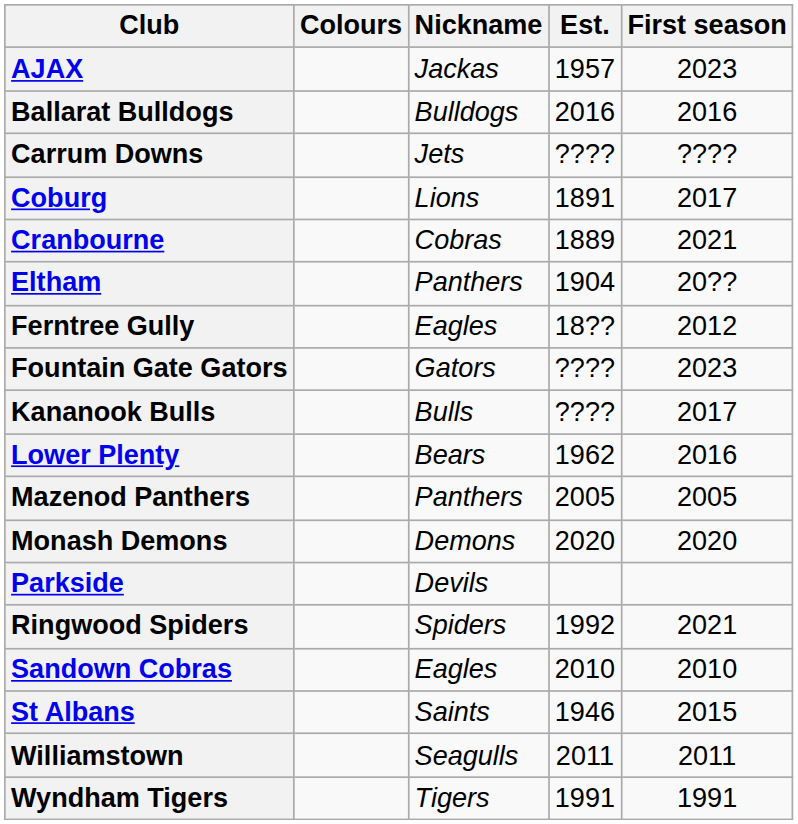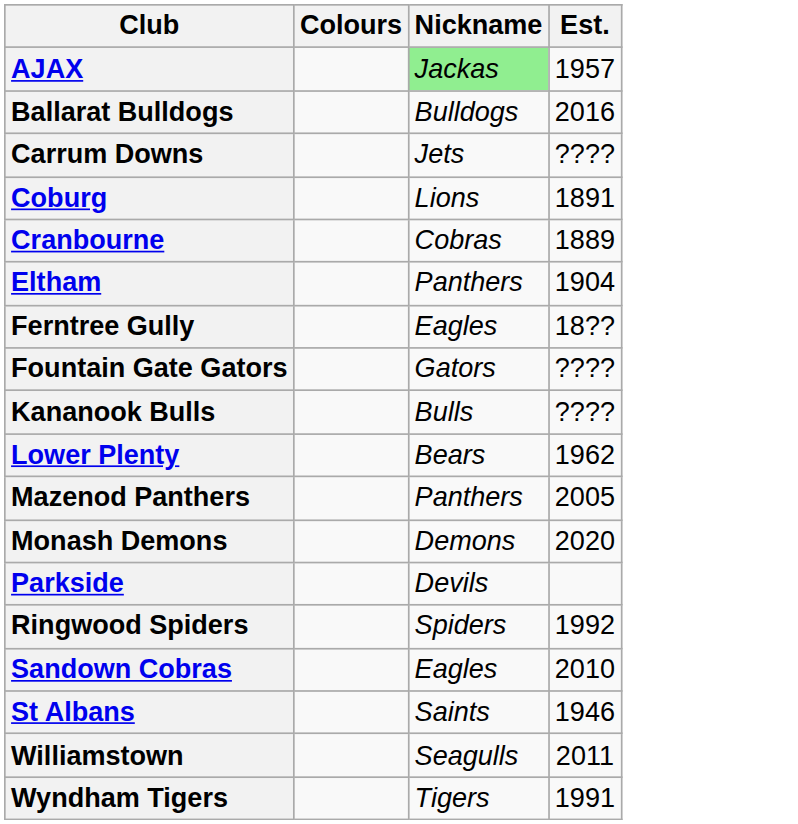- column: (707, 25)
(457, 68) no background -> (457, 68) lightgreen background
